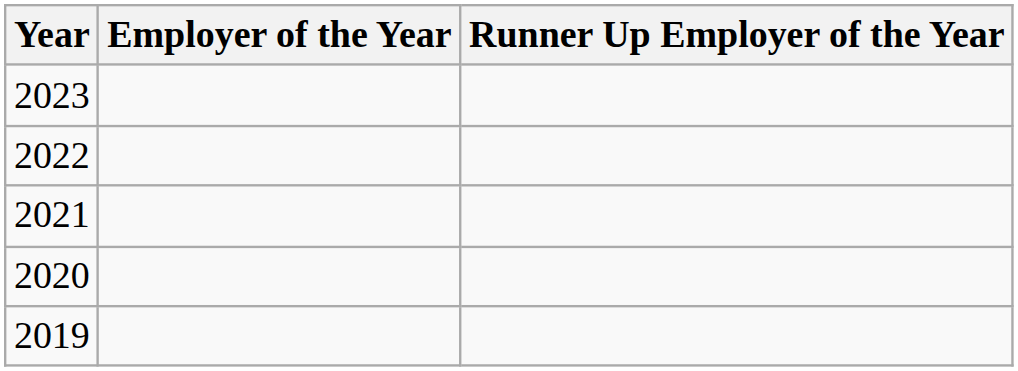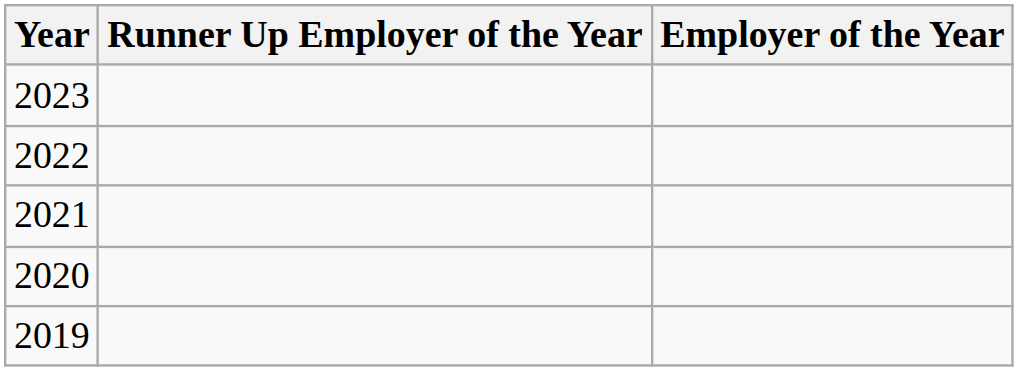columns swapped: (279, 34) <-> (737, 34)
